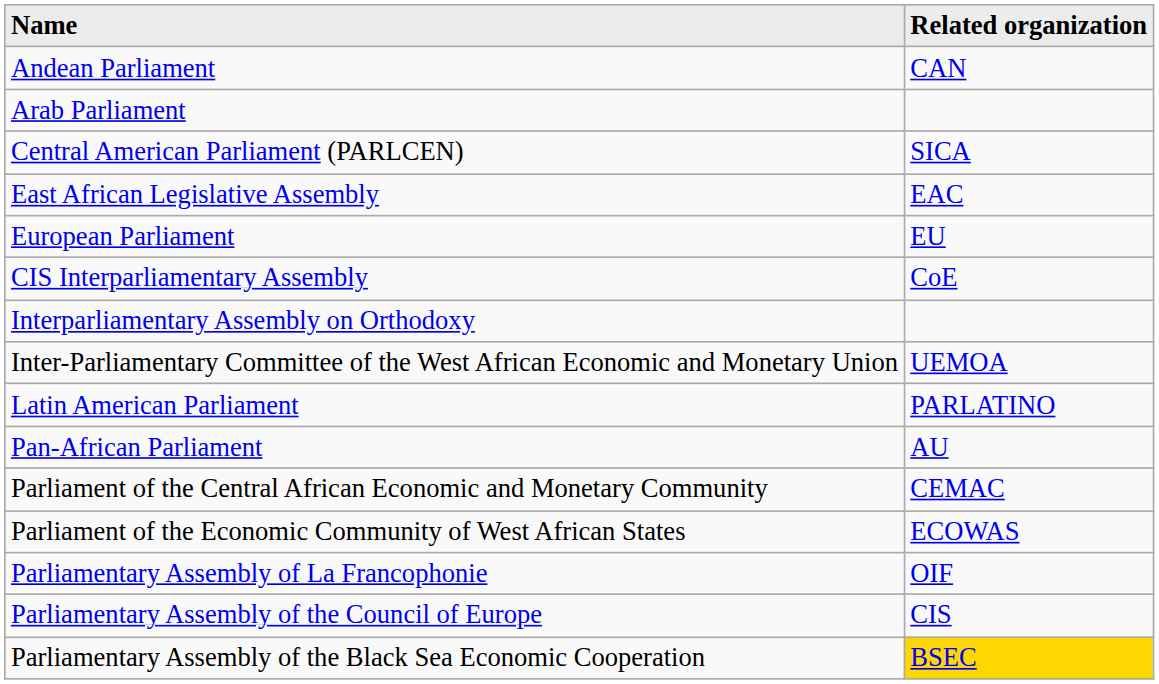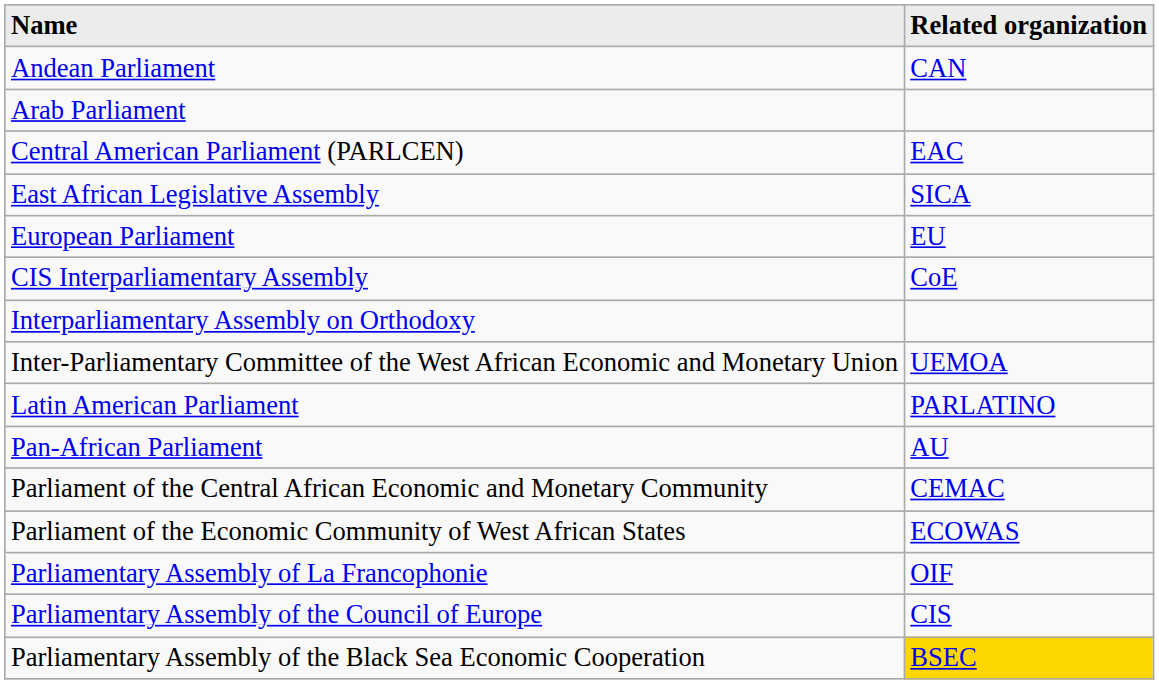(941, 151) SICA -> (937, 151) EAC
(937, 194) EAC -> (941, 194) SICA
